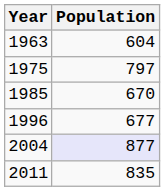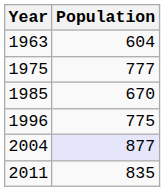(140, 69) 797 -> (140, 69) 777
(140, 121) 677 -> (140, 121) 775
